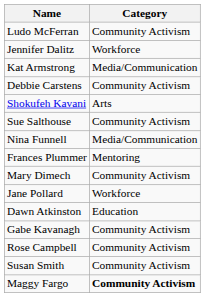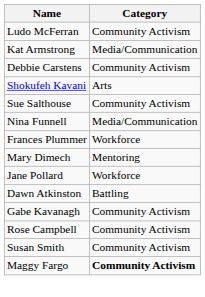- row: (41, 49)
(116, 157) Mentoring -> (116, 139) Workforce
(141, 175) Community Activism -> (116, 157) Mentoring
(115, 211) Education -> (110, 193) Battling
